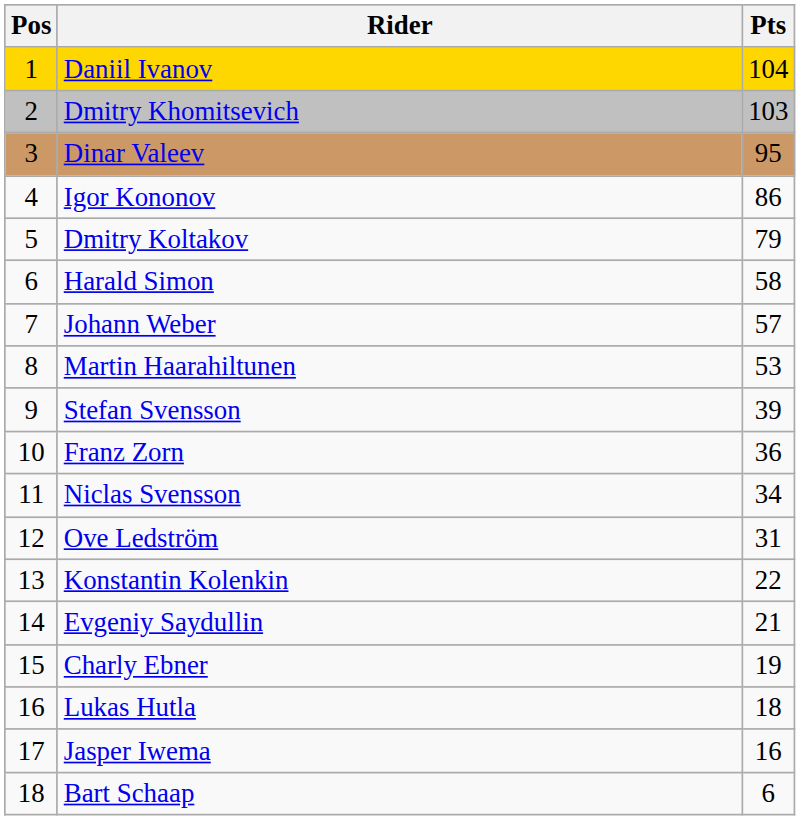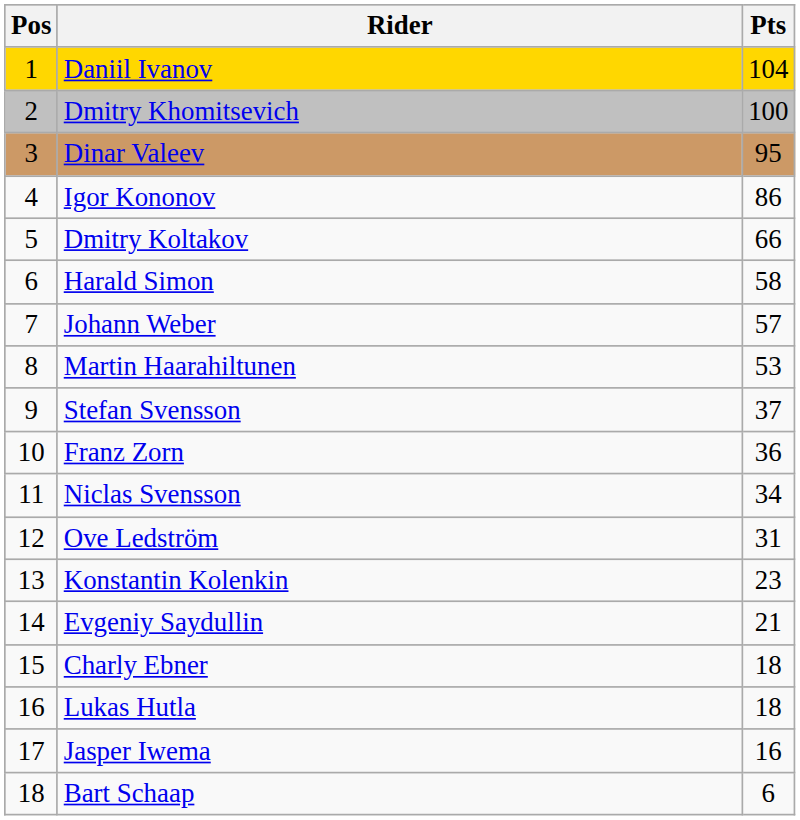(768, 111) 103 -> (768, 111) 100
(768, 238) 79 -> (768, 238) 66
(768, 409) 39 -> (768, 409) 37
(768, 580) 22 -> (768, 580) 23
(768, 665) 19 -> (768, 665) 18
